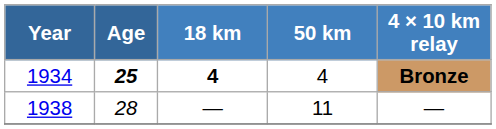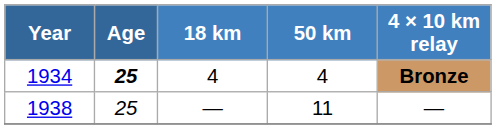(213, 76) bold -> (213, 76) normal
(126, 108) 28 -> (126, 108) 25
